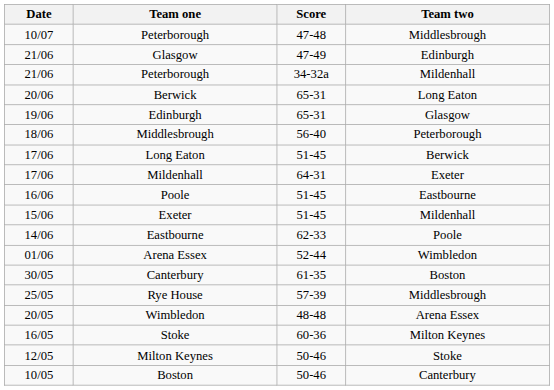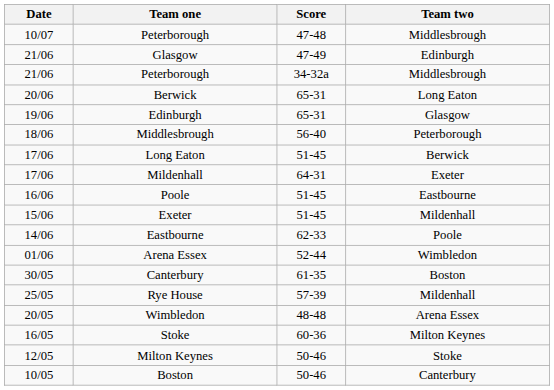(447, 74) Mildenhall -> (447, 74) Middlesbrough
(447, 295) Middlesbrough -> (447, 295) Mildenhall
